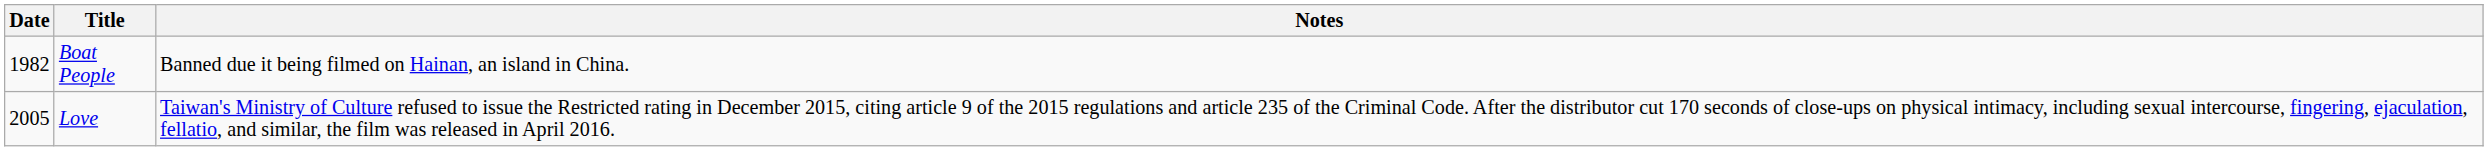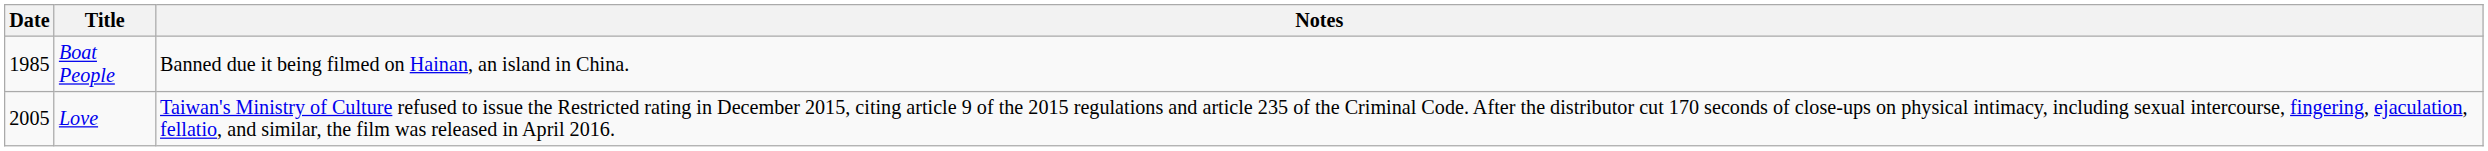(29, 63) 1982 -> (29, 63) 1985
